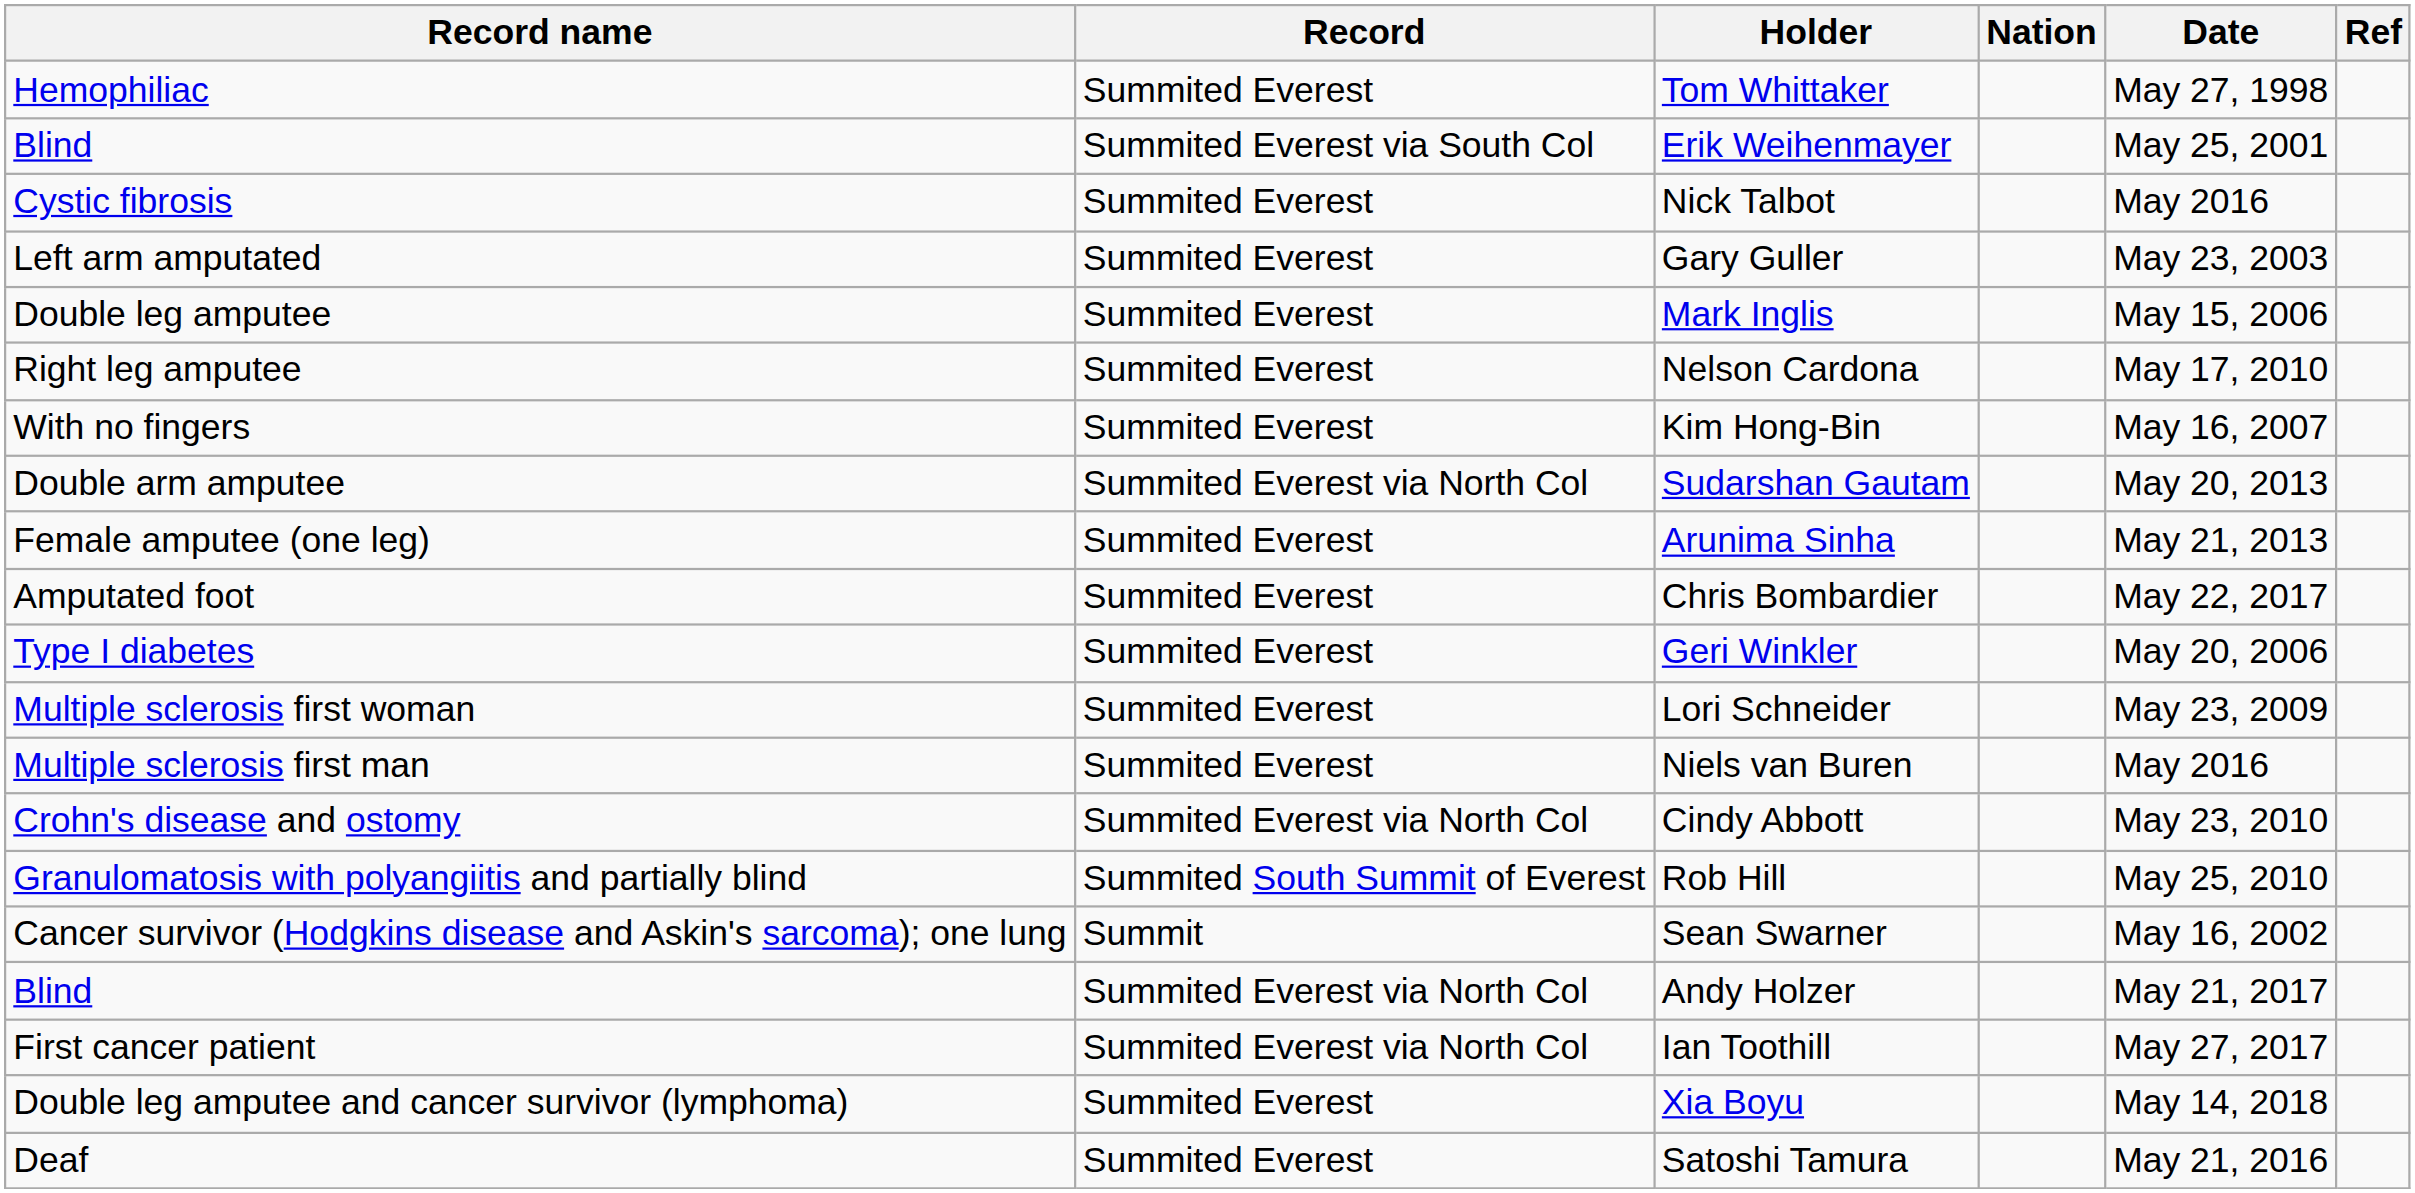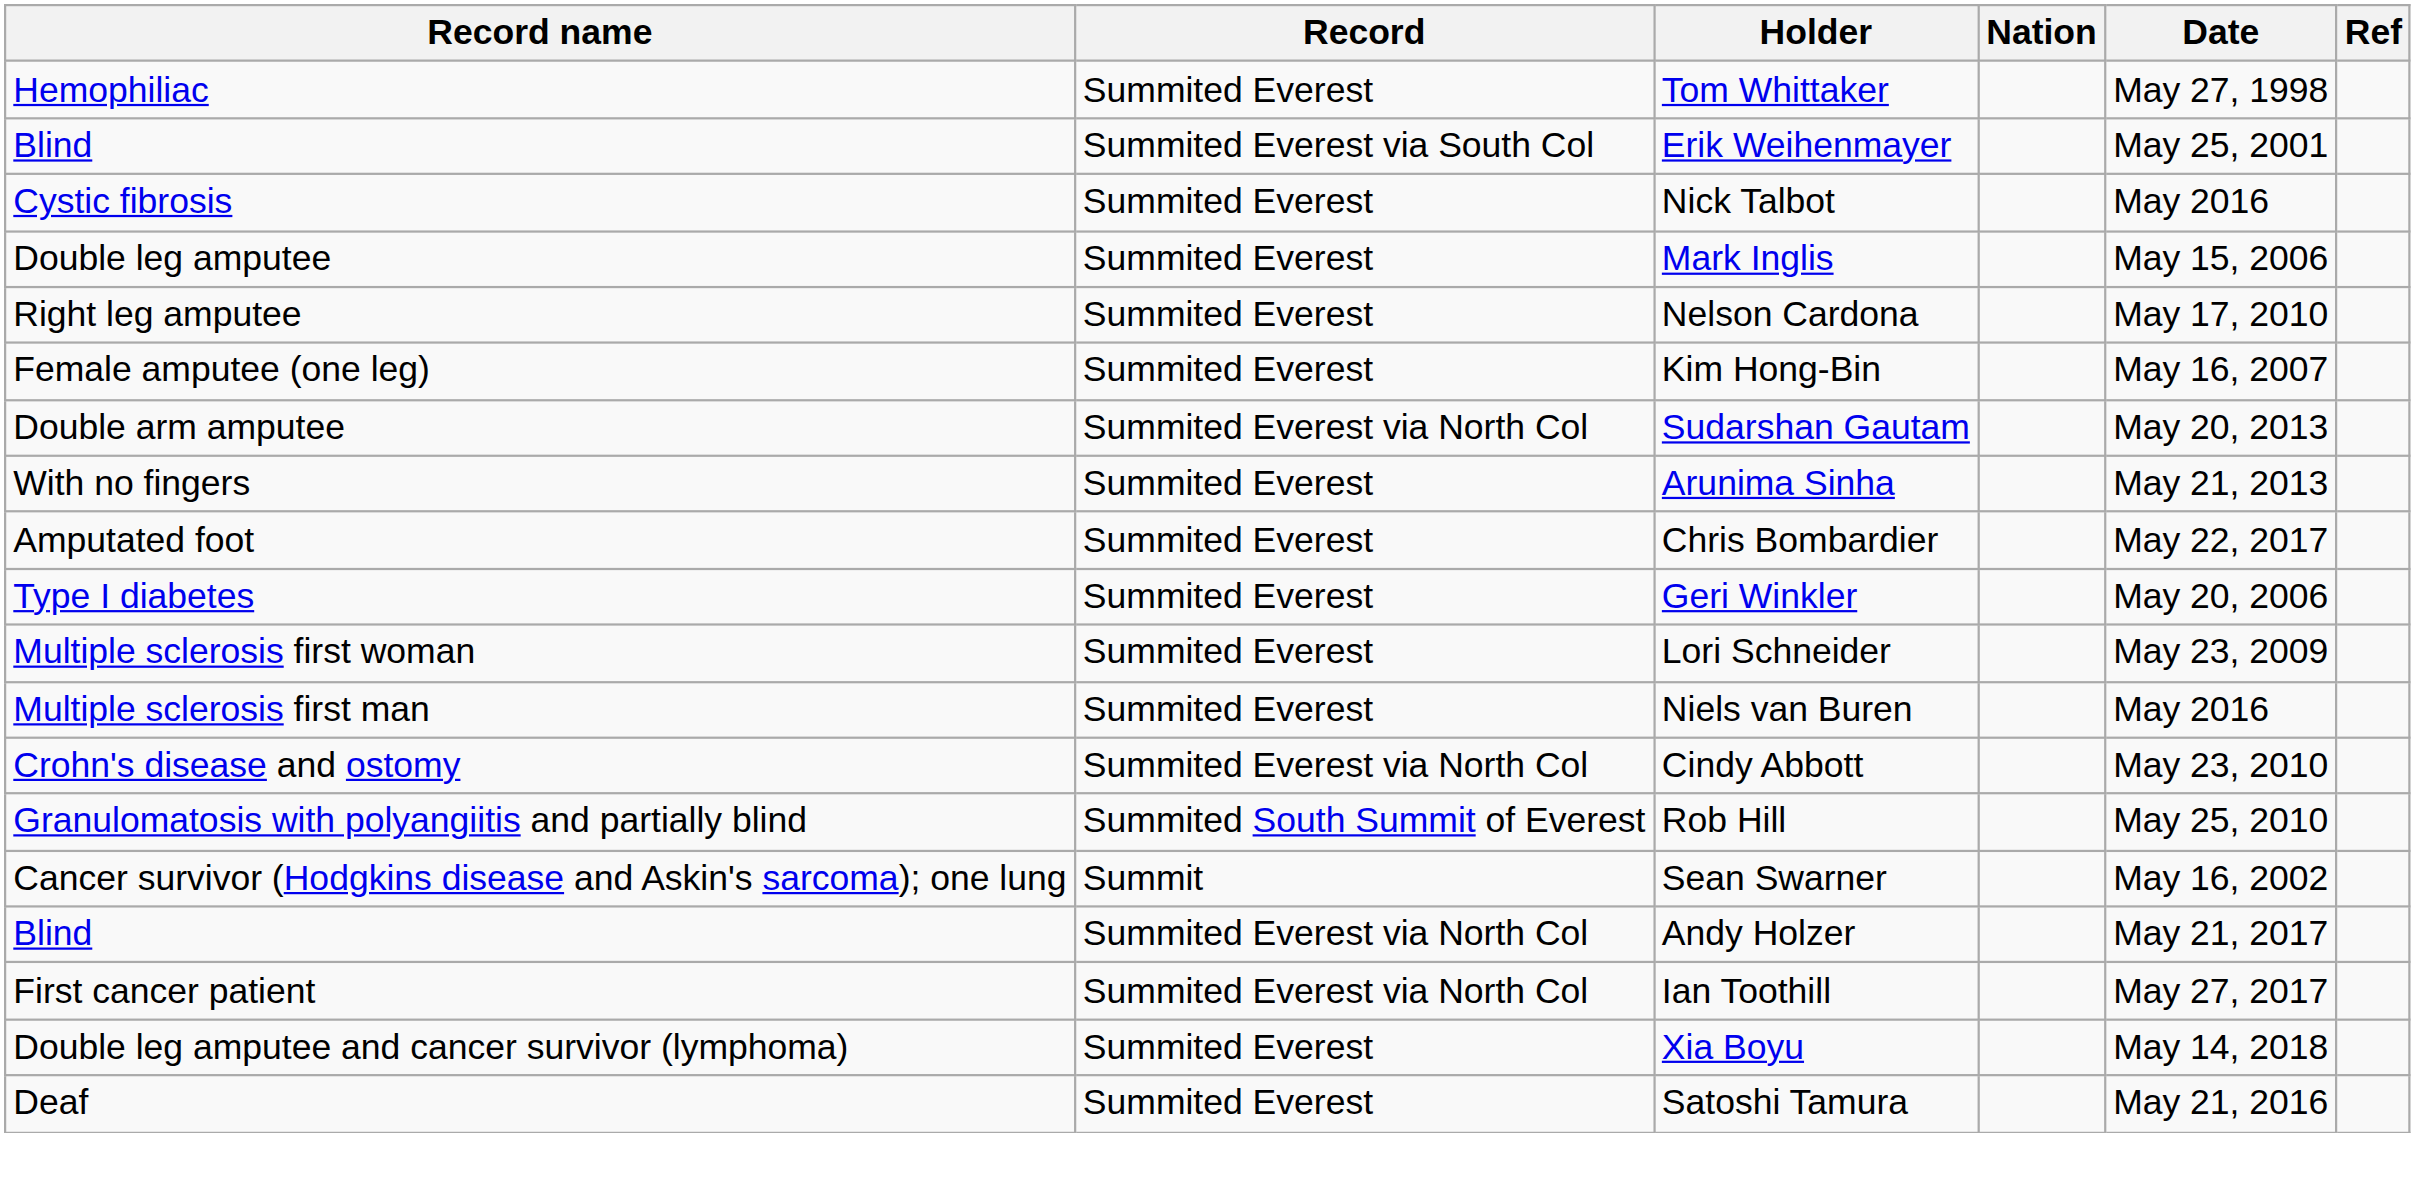- row: (1753, 257)
(132, 426) With no fingers -> (222, 370) Female amputee (one leg)
(222, 539) Female amputee (one leg) -> (132, 483) With no fingers
